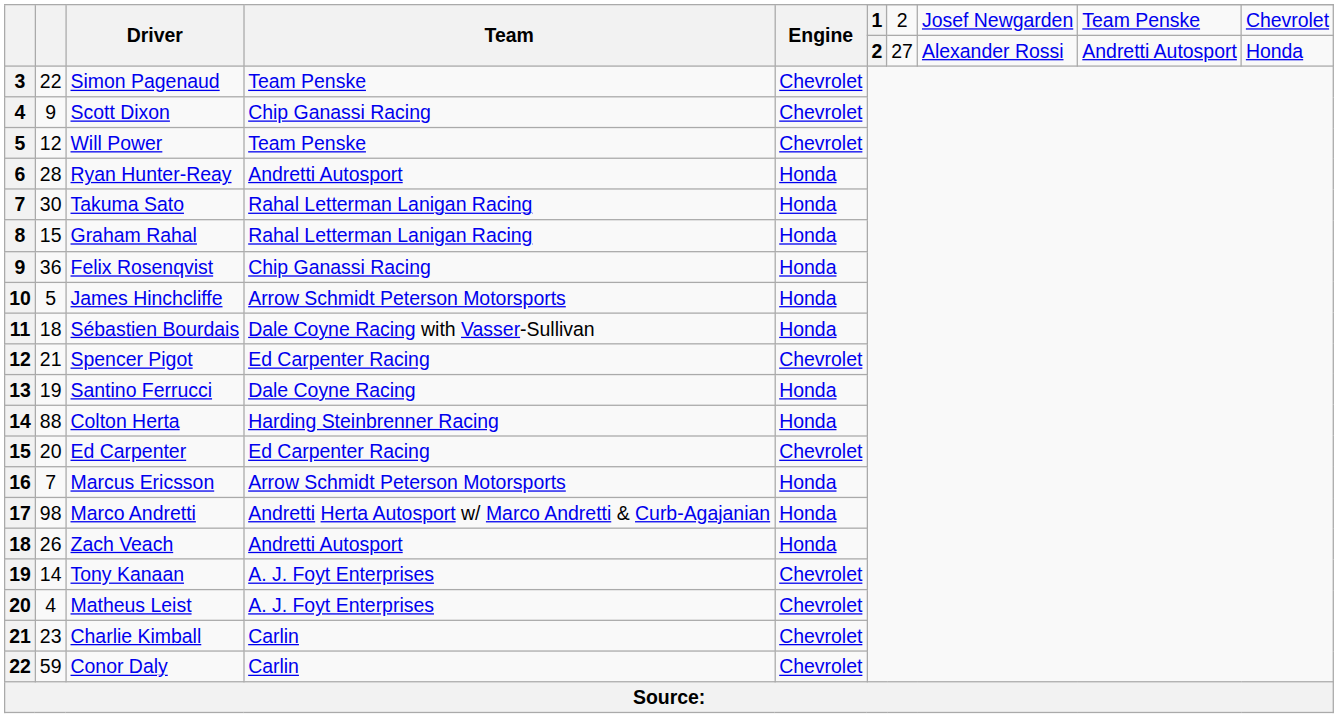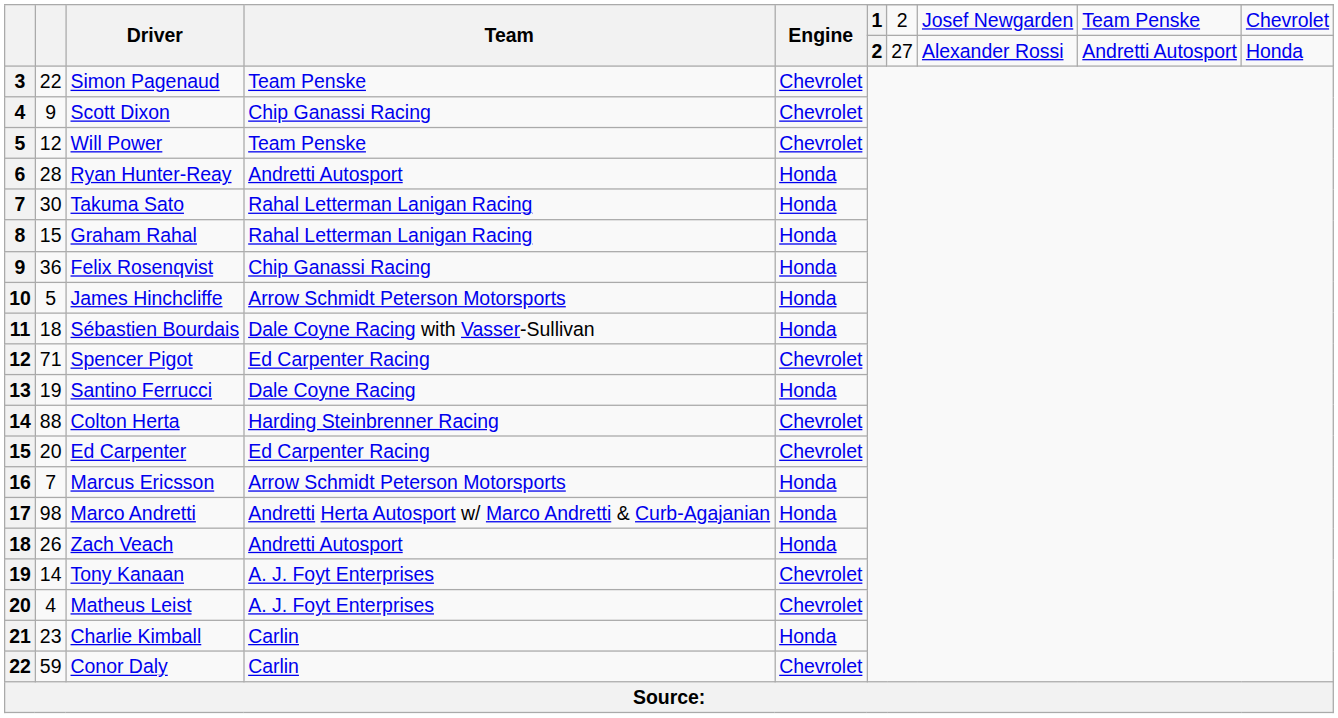(51, 359) 21 -> (51, 359) 71
(808, 421) Honda -> (821, 421) Chevrolet
(821, 636) Chevrolet -> (808, 636) Honda
